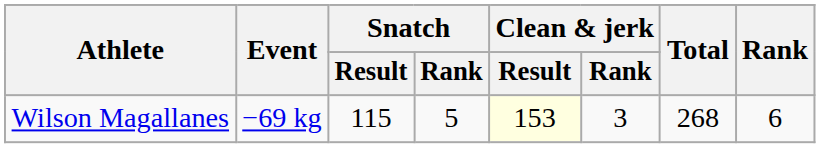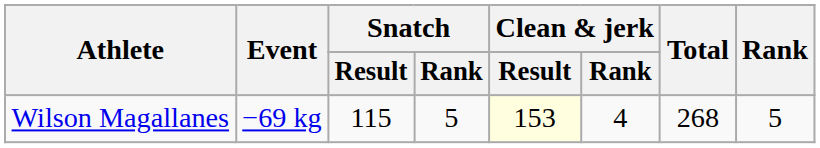(620, 118) 3 -> (620, 118) 4
(775, 118) 6 -> (775, 118) 5
